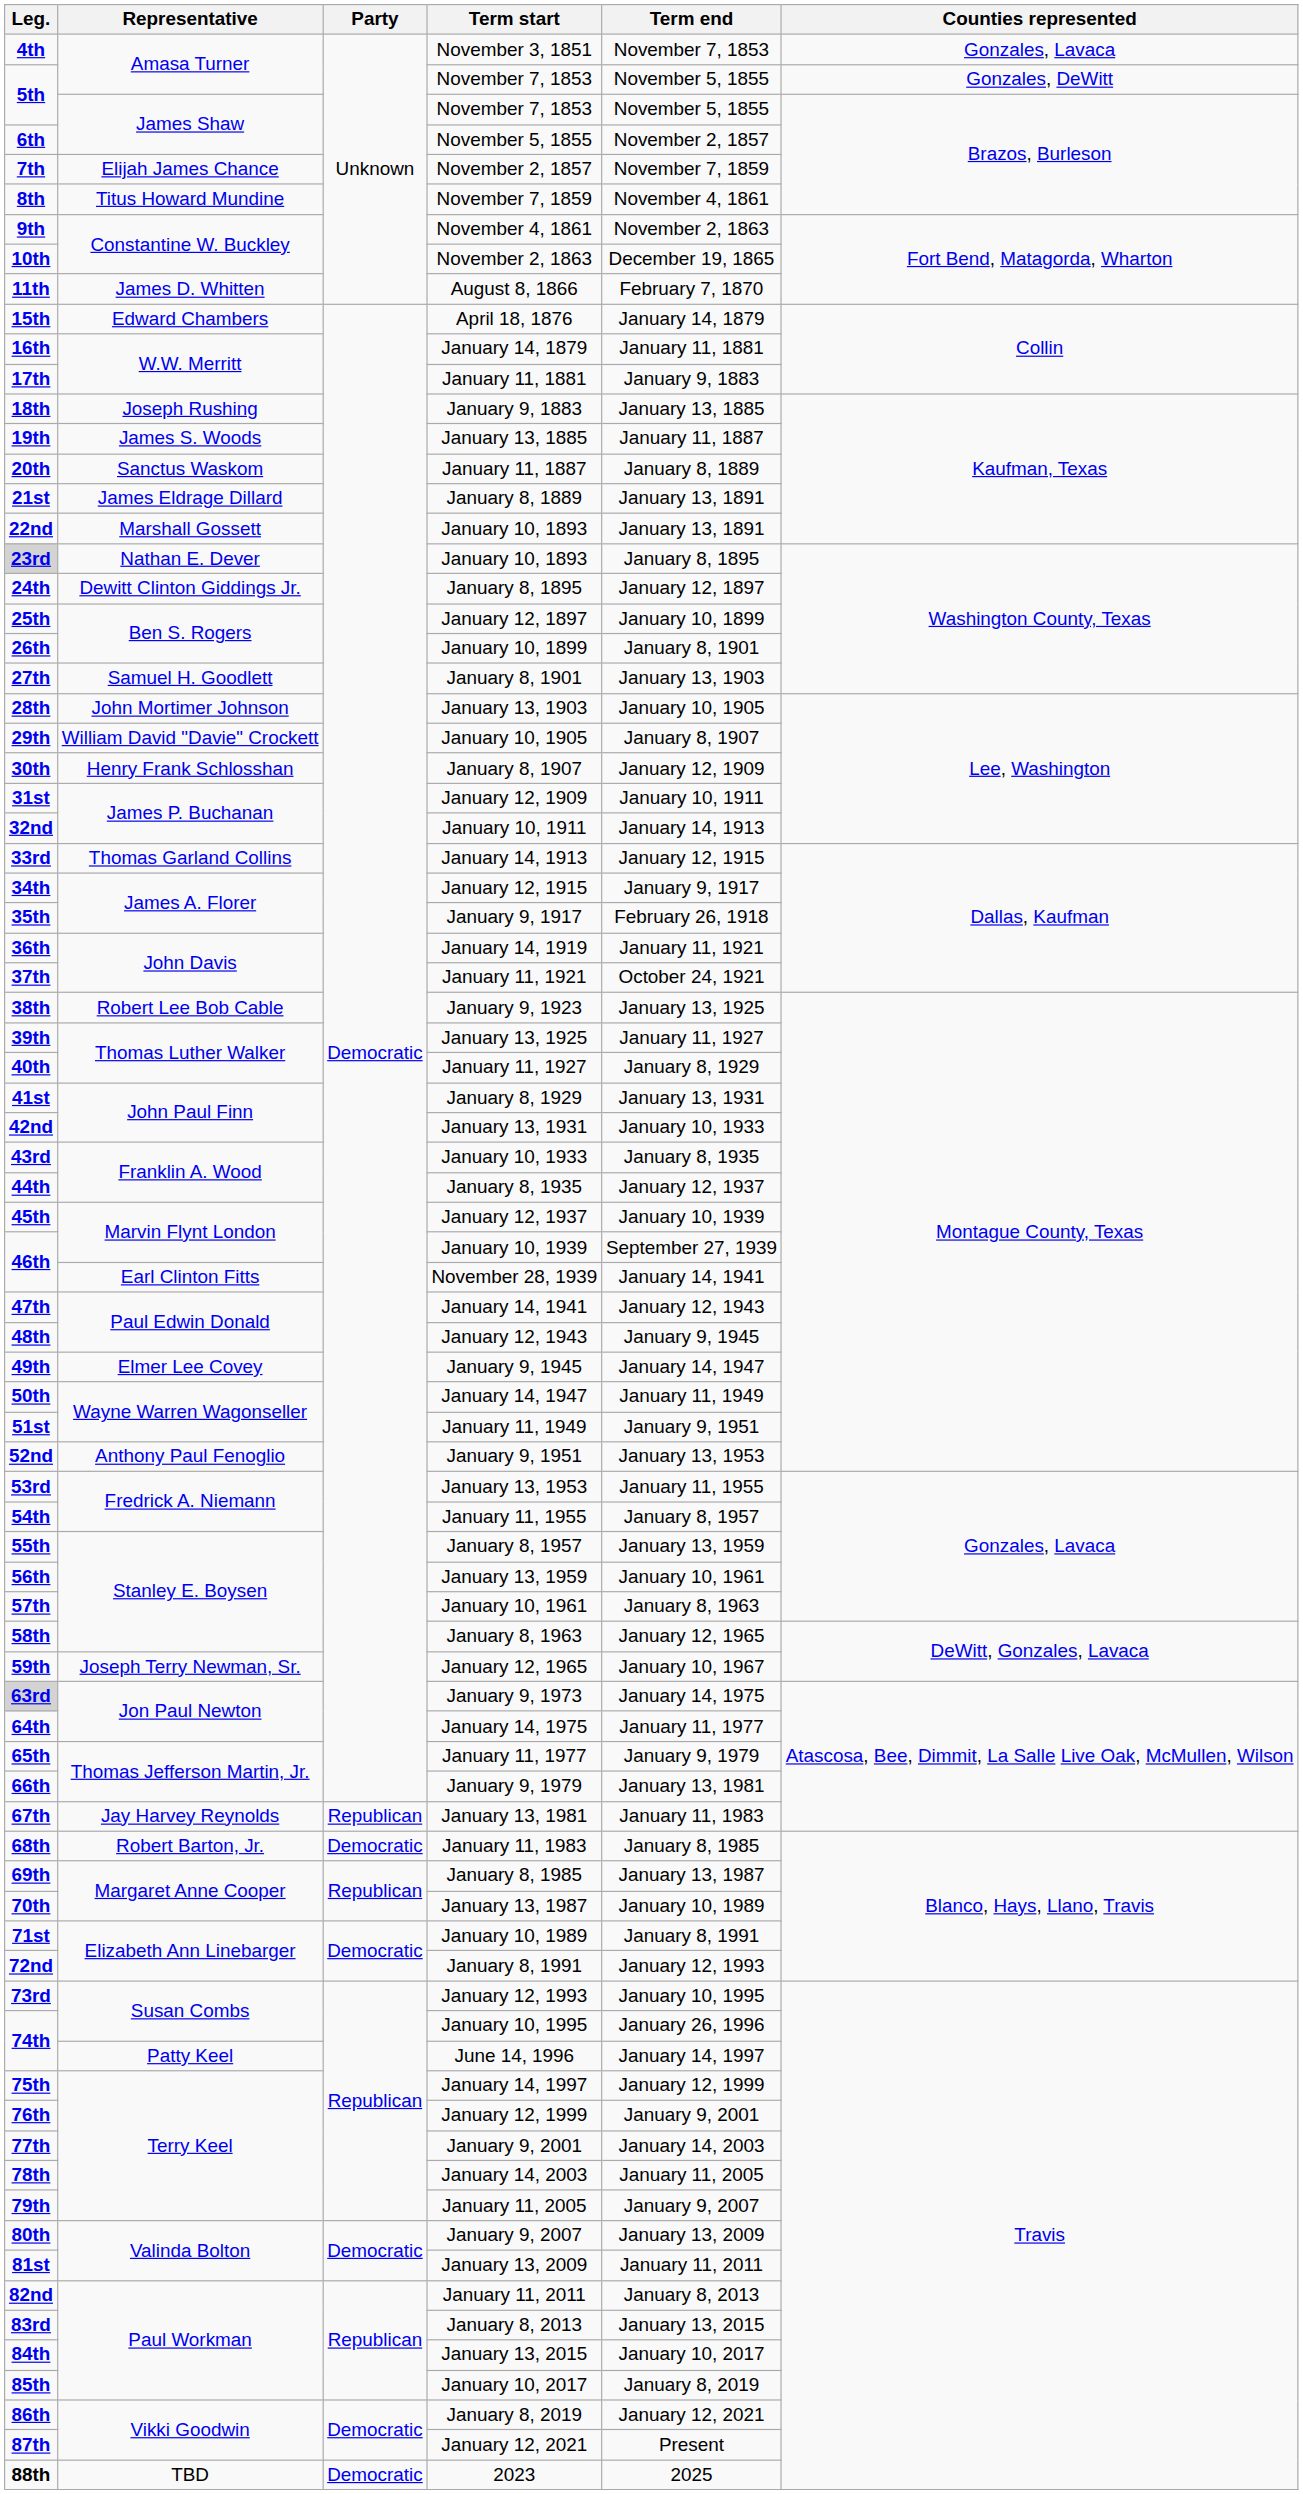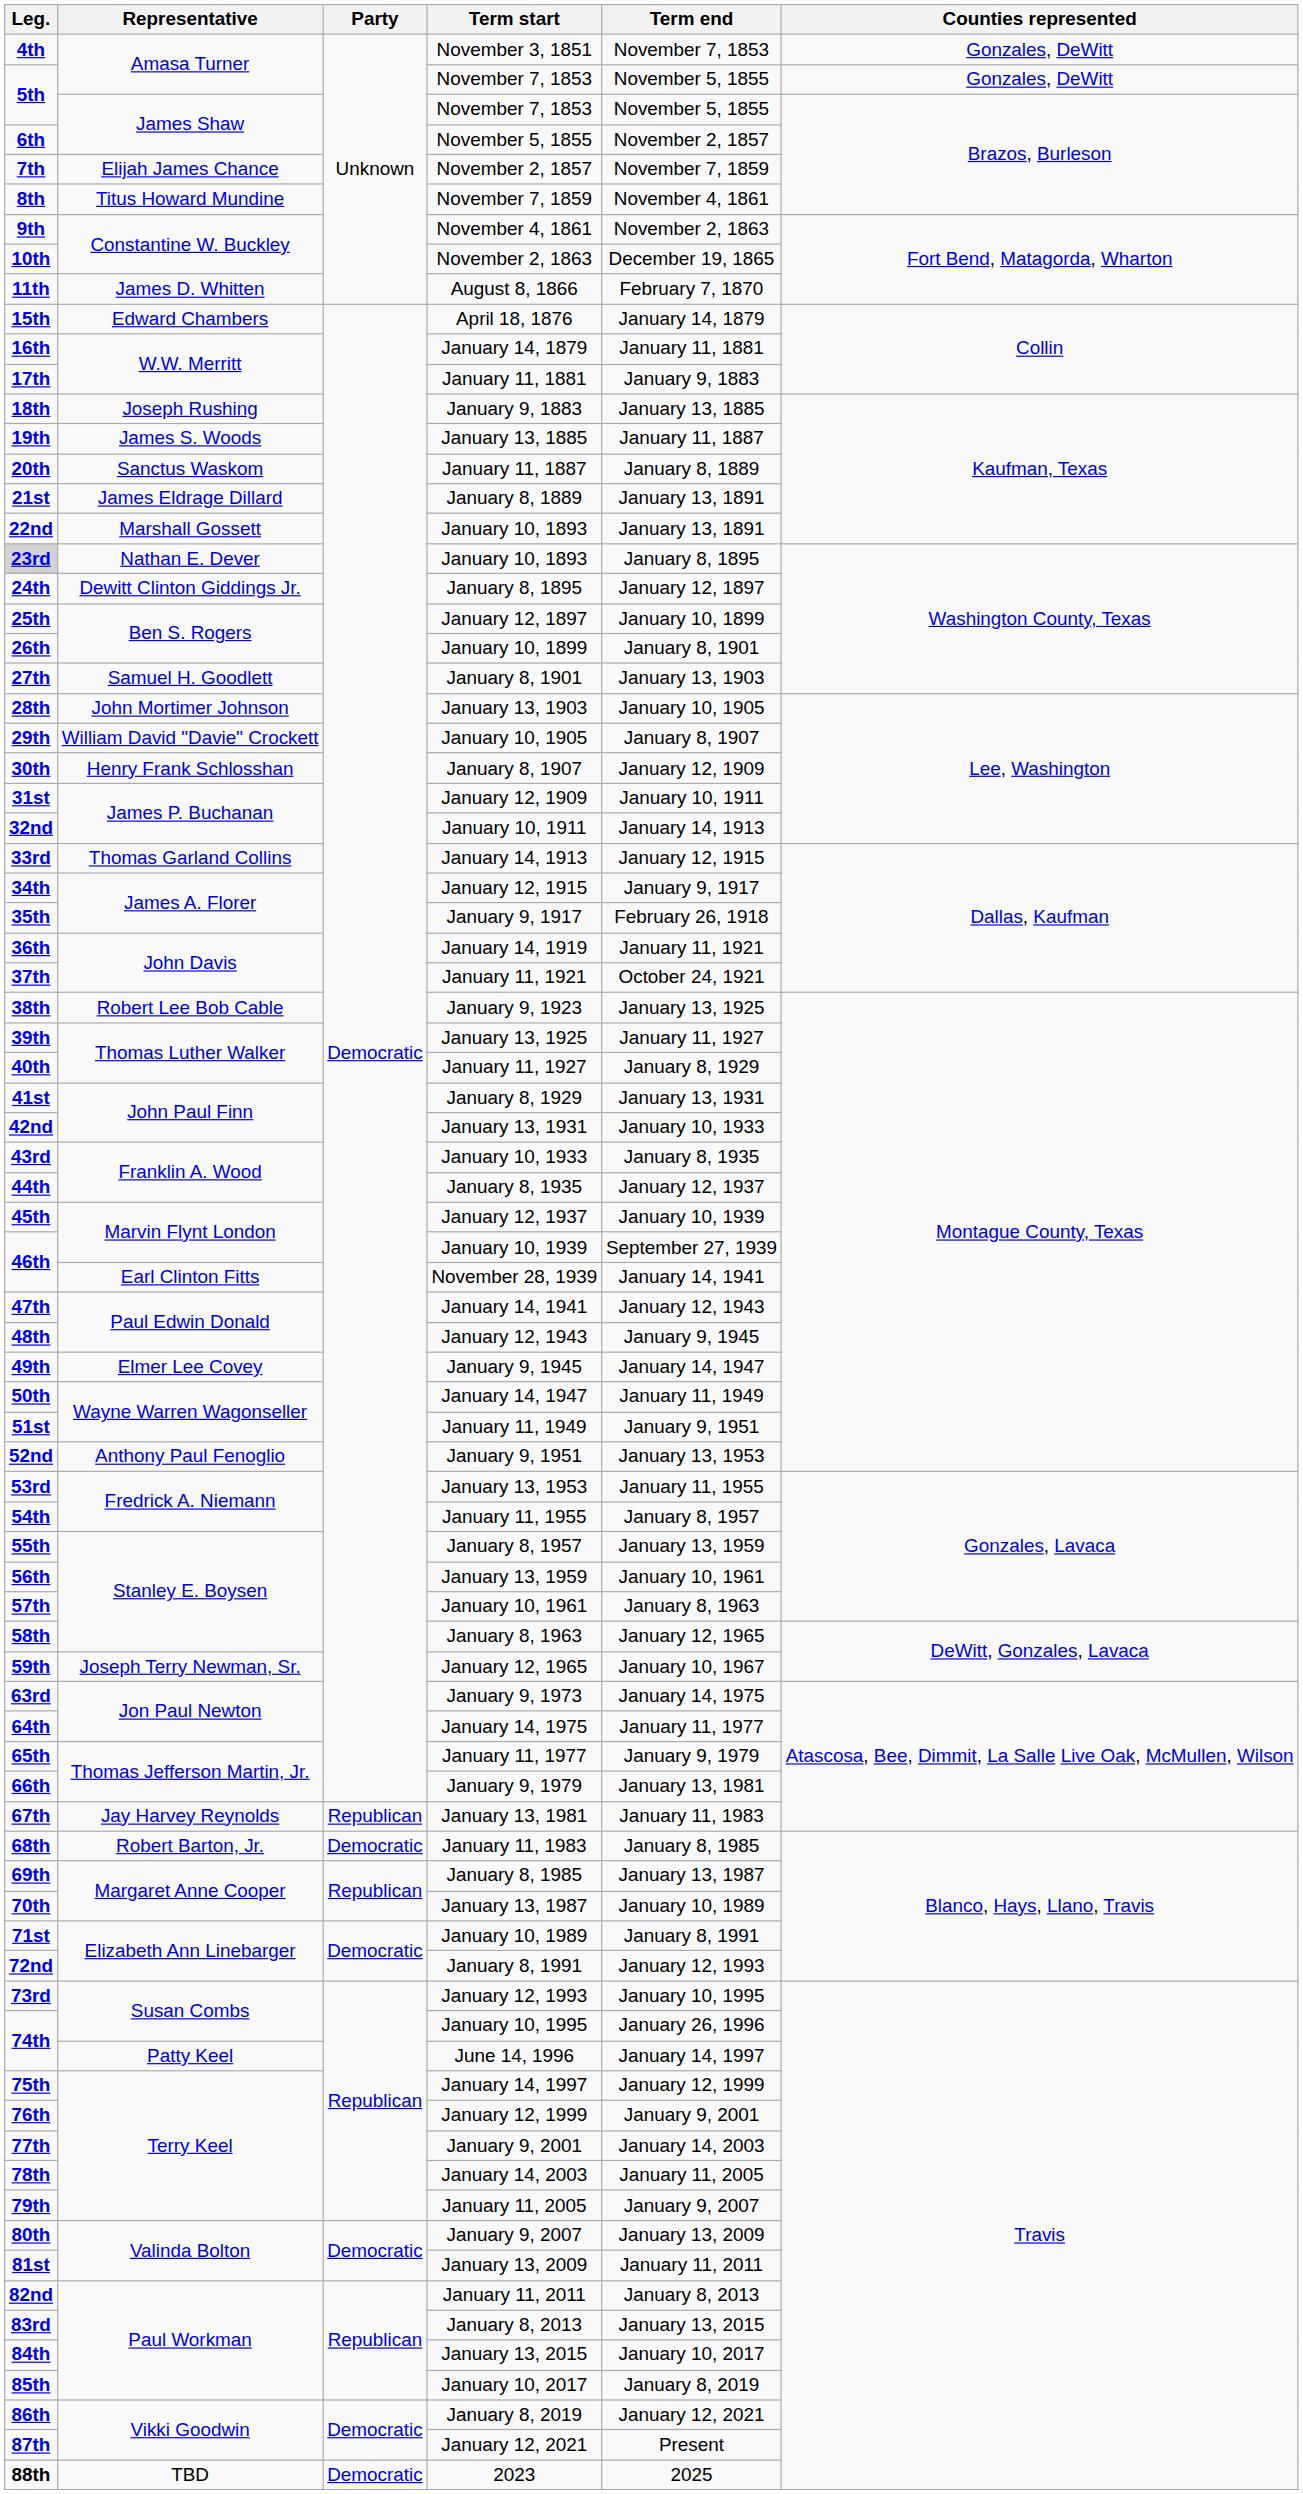(1040, 49) Gonzales, Lavaca -> (1040, 49) Gonzales, DeWitt
(31, 1696) lightgrey background -> (31, 1696) no background
